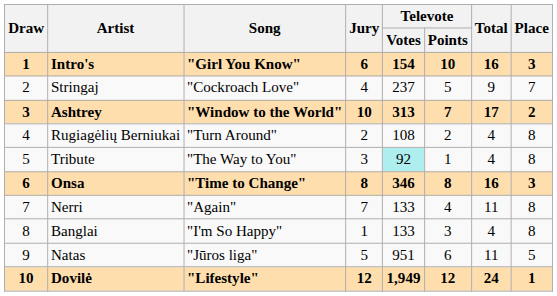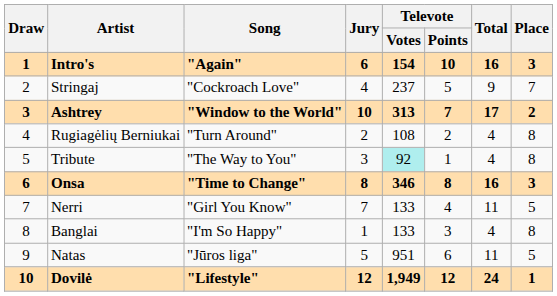(244, 64) "Girl You Know" -> (215, 64) "Again"
(212, 207) "Again" -> (239, 207) "Girl You Know"
(532, 207) 8 -> (532, 207) 5
